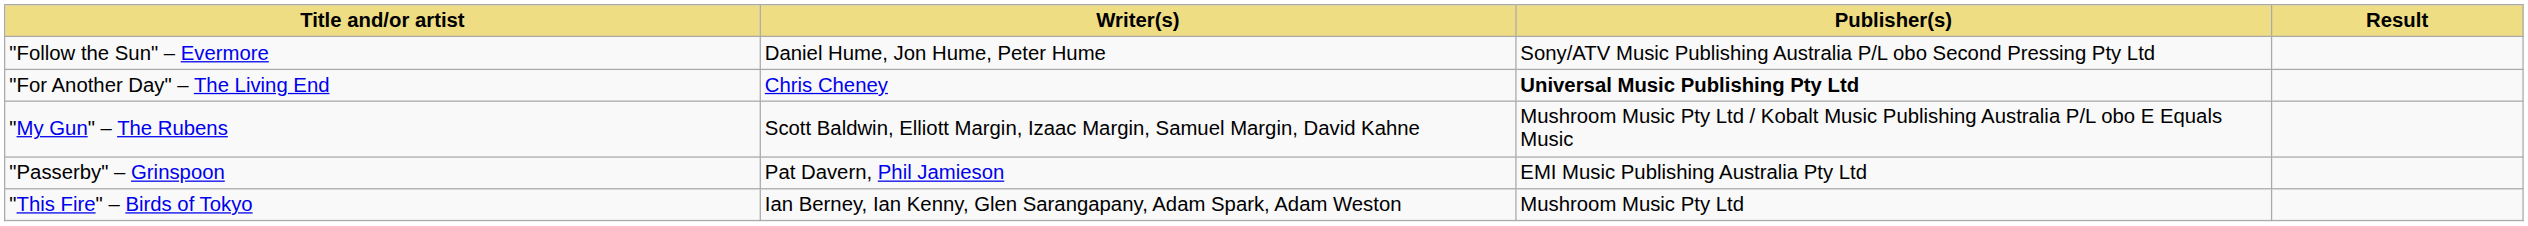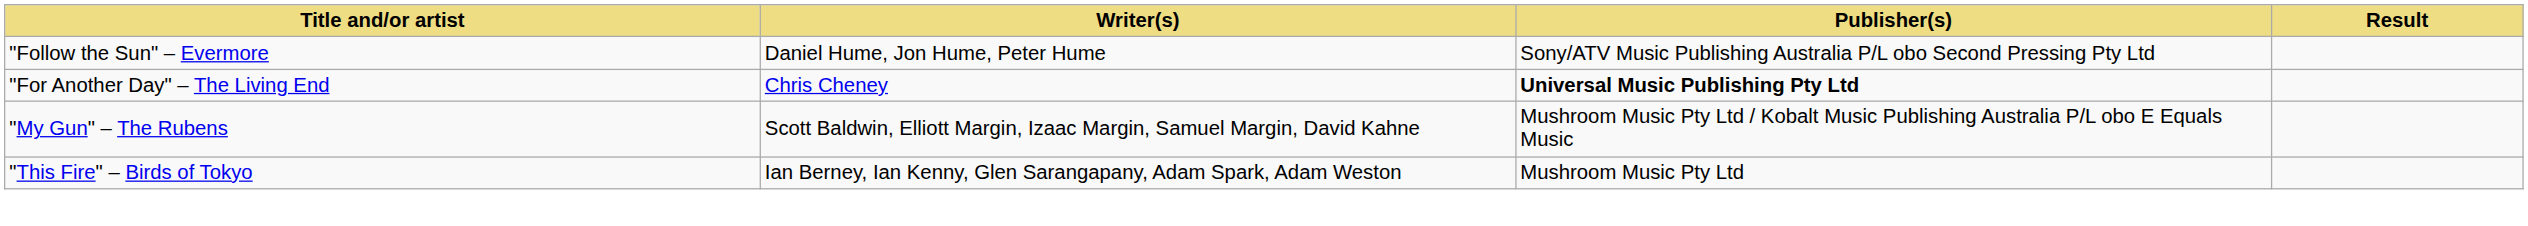- row: (117, 172)
